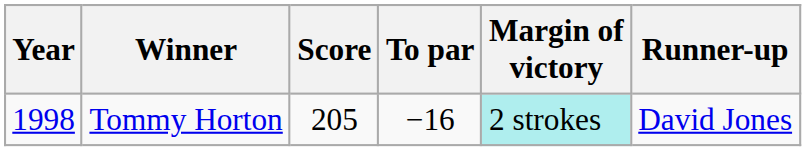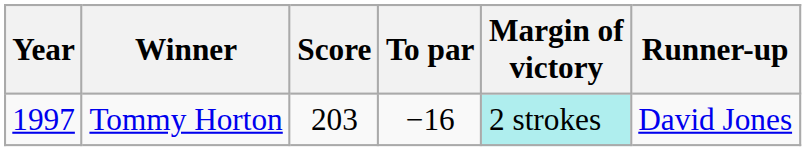(44, 119) 1998 -> (44, 119) 1997
(334, 119) 205 -> (334, 119) 203
